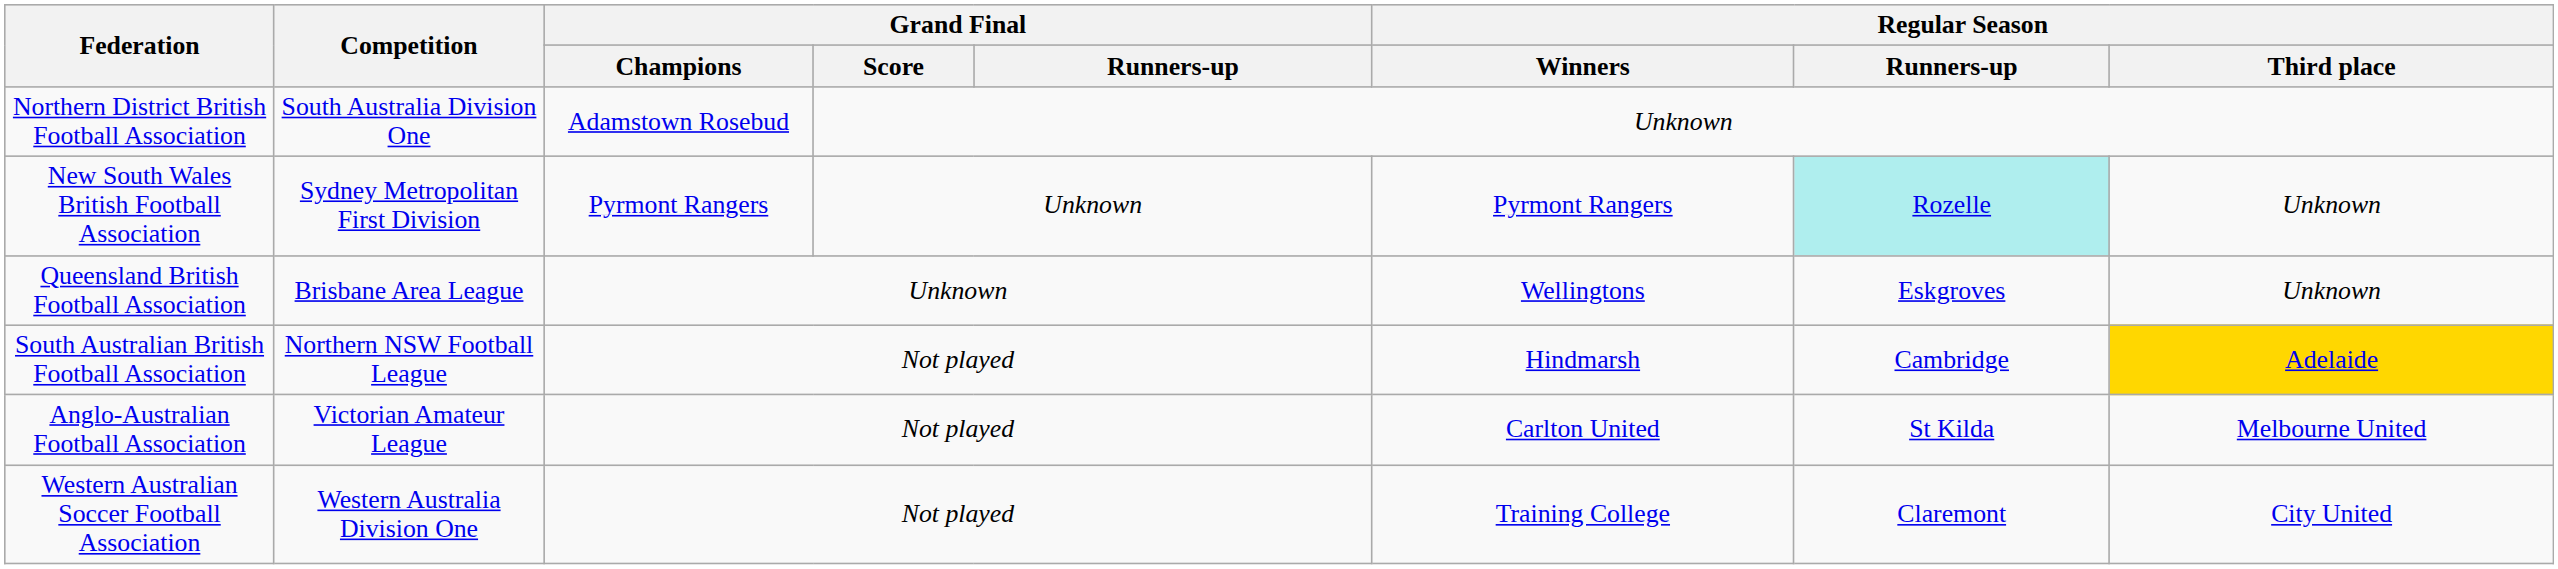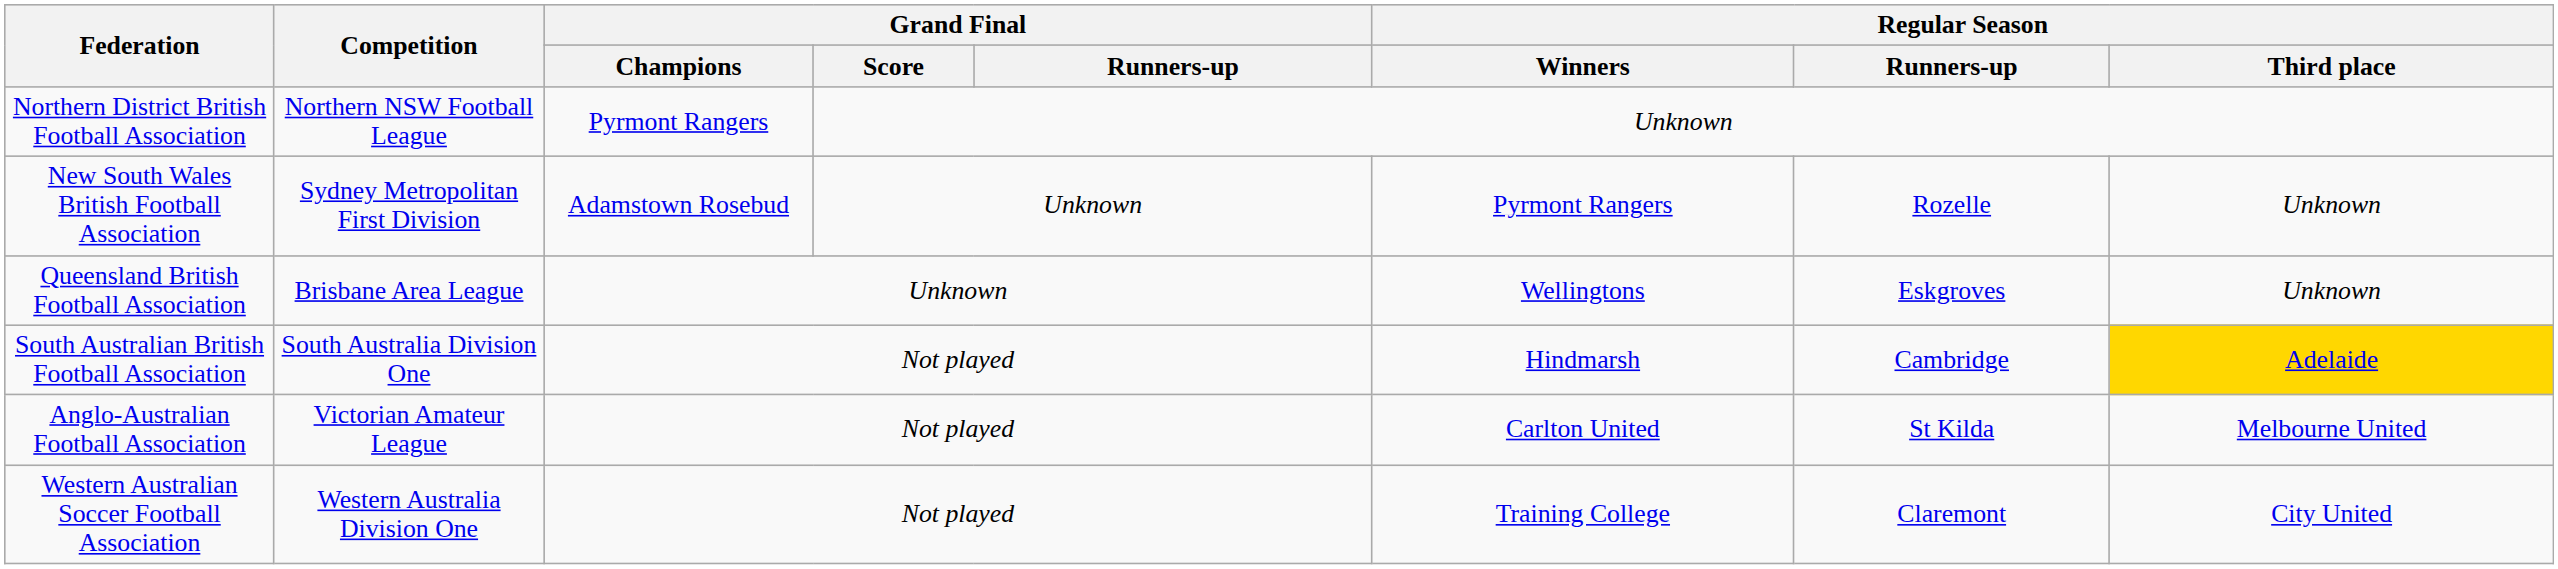(409, 121) South Australia Division One -> (409, 121) Northern NSW Football League
(678, 121) Adamstown Rosebud -> (678, 121) Pyrmont Rangers
(678, 205) Pyrmont Rangers -> (678, 205) Adamstown Rosebud
(1952, 205) paleturquoise background -> (1952, 205) no background
(409, 359) Northern NSW Football League -> (409, 359) South Australia Division One
